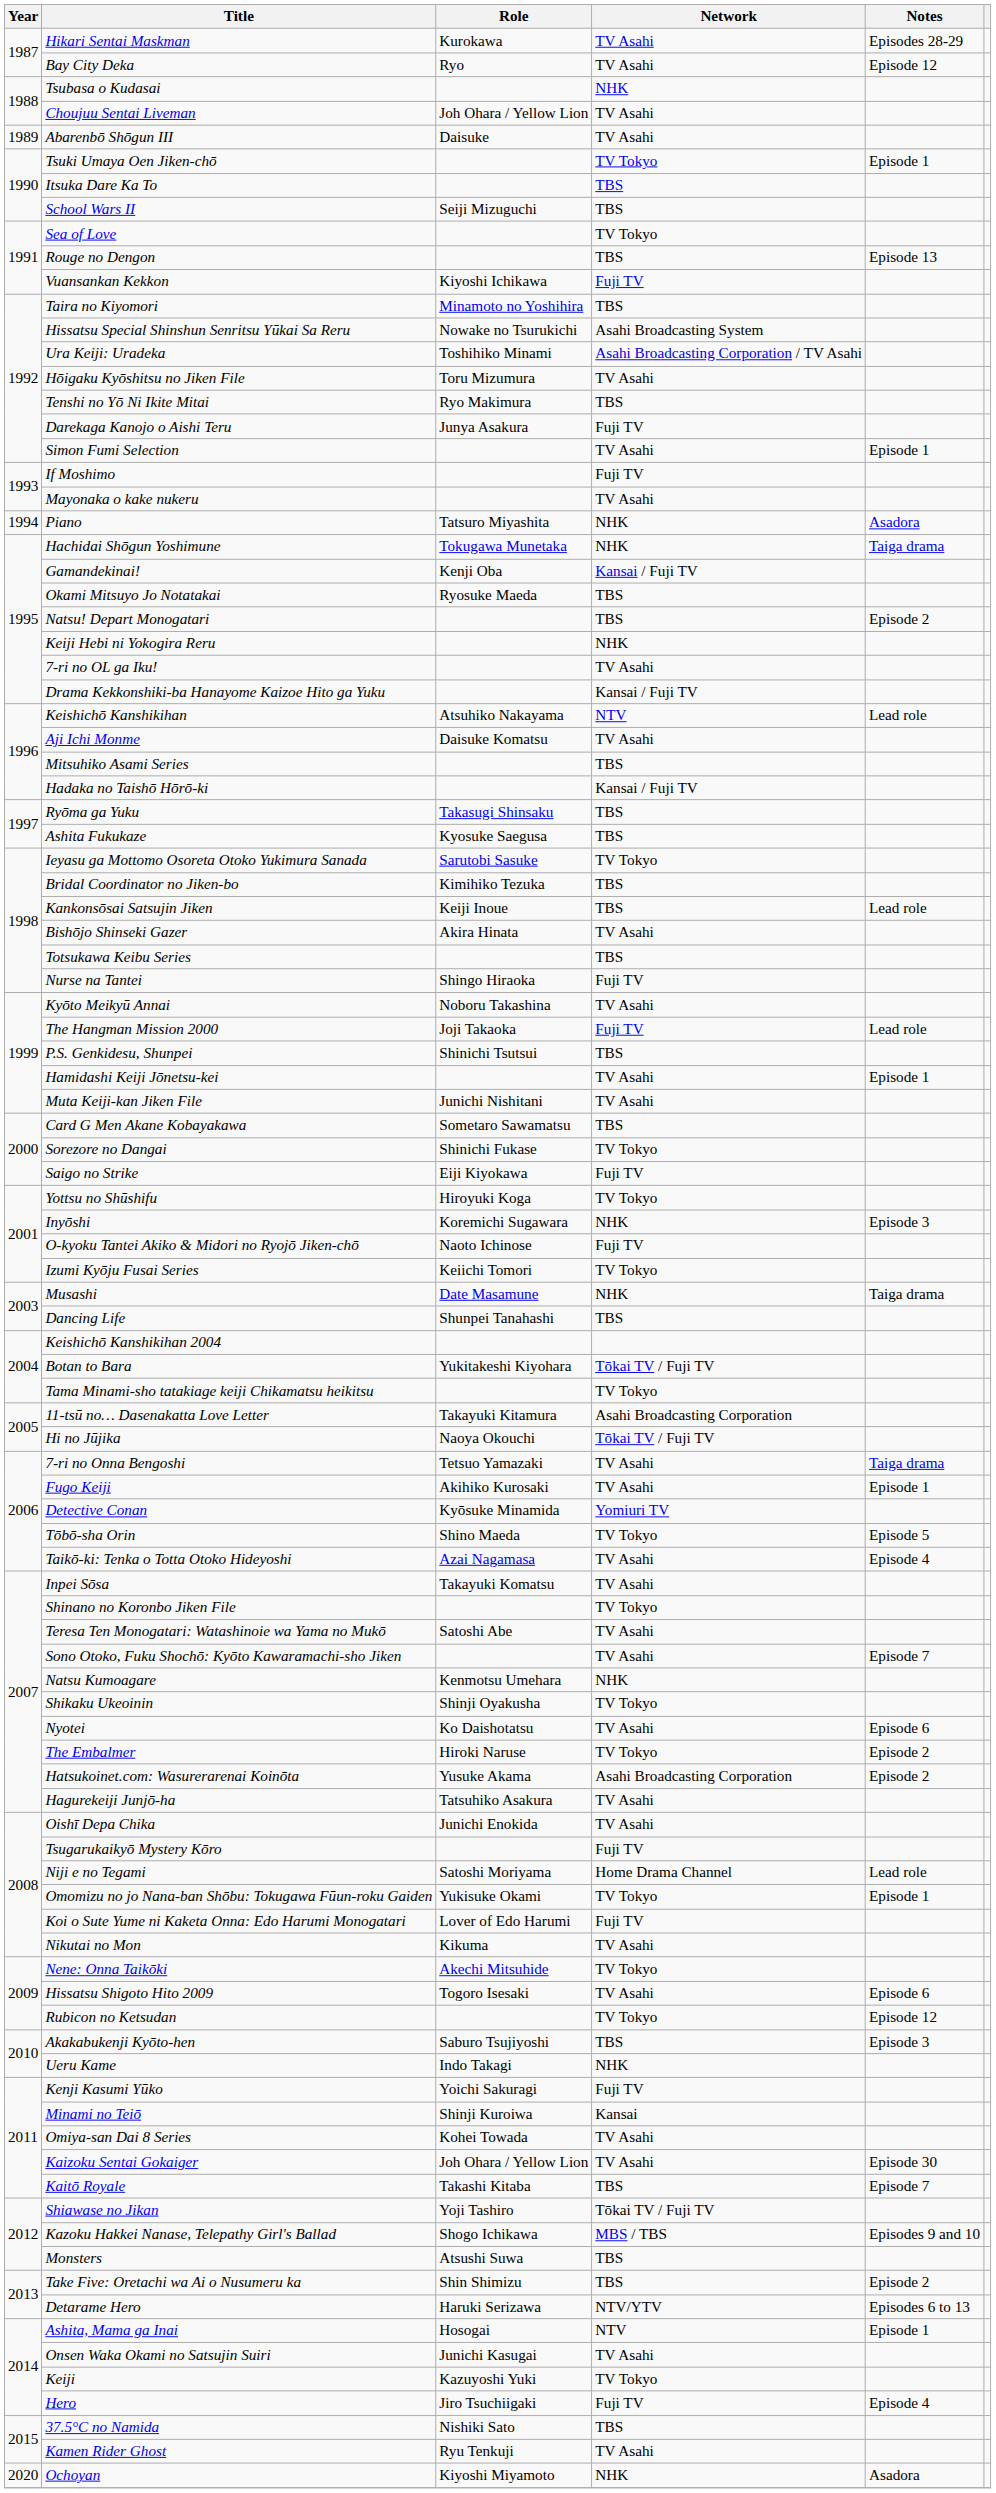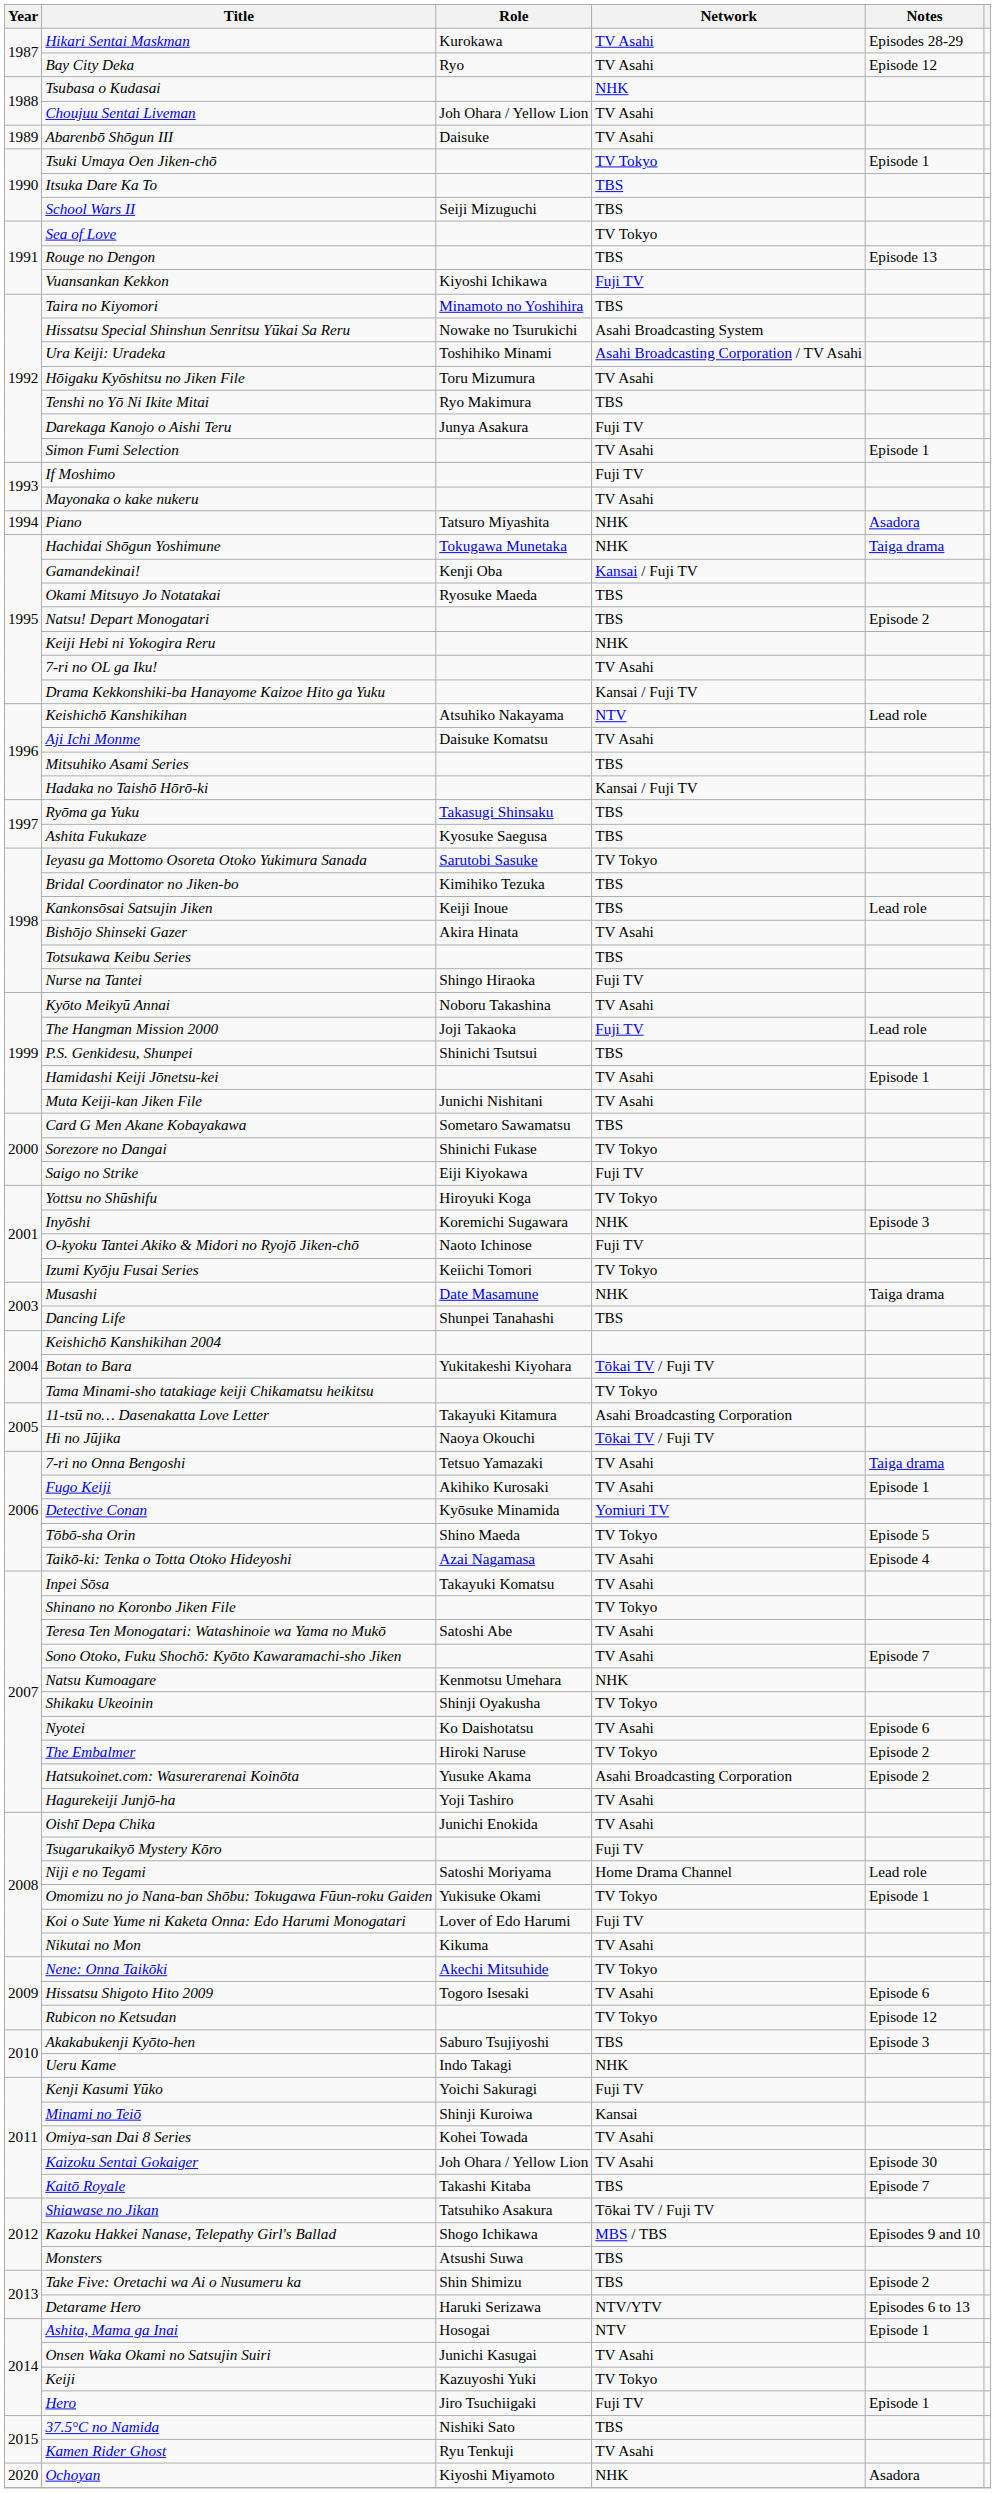(496, 1800) Tatsuhiko Asakura -> (476, 1800) Yoji Tashiro
(476, 2210) Yoji Tashiro -> (496, 2210) Tatsuhiko Asakura
(899, 2403) Episode 4 -> (899, 2403) Episode 1
